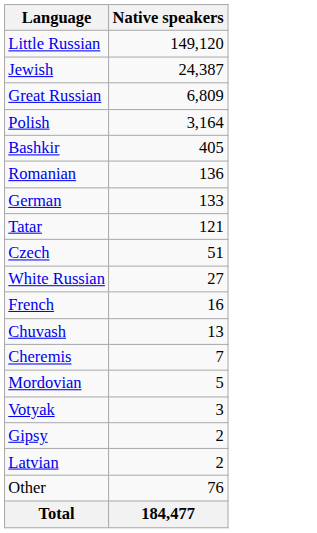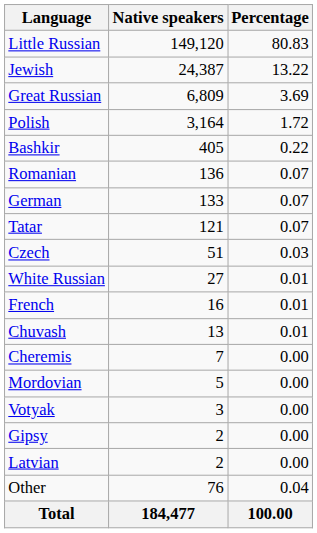+ column: (270, 17)
